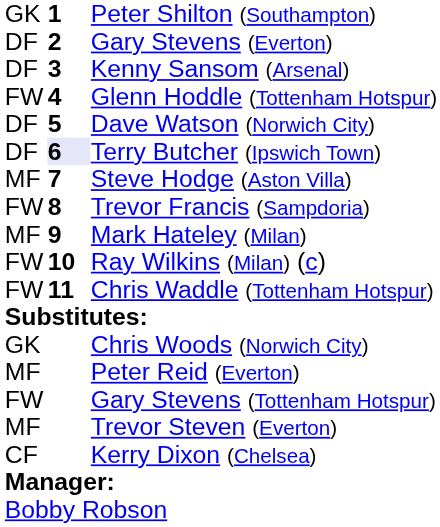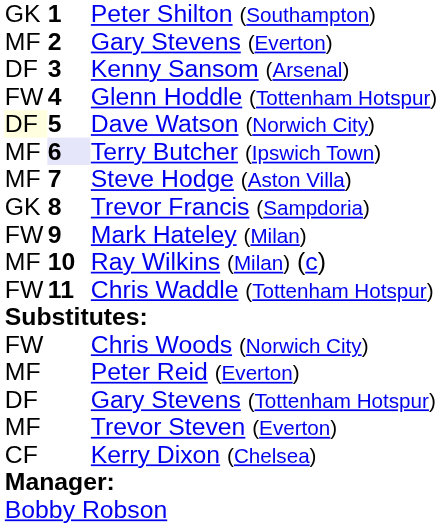(21, 41) DF -> (23, 41) MF
(21, 124) no background -> (21, 124) lightyellow background
(21, 151) DF -> (23, 151) MF
(24, 206) FW -> (23, 206) GK
(23, 234) MF -> (24, 234) FW
(24, 261) FW -> (23, 261) MF
(23, 344) GK -> (24, 344) FW
(24, 399) FW -> (21, 399) DF
